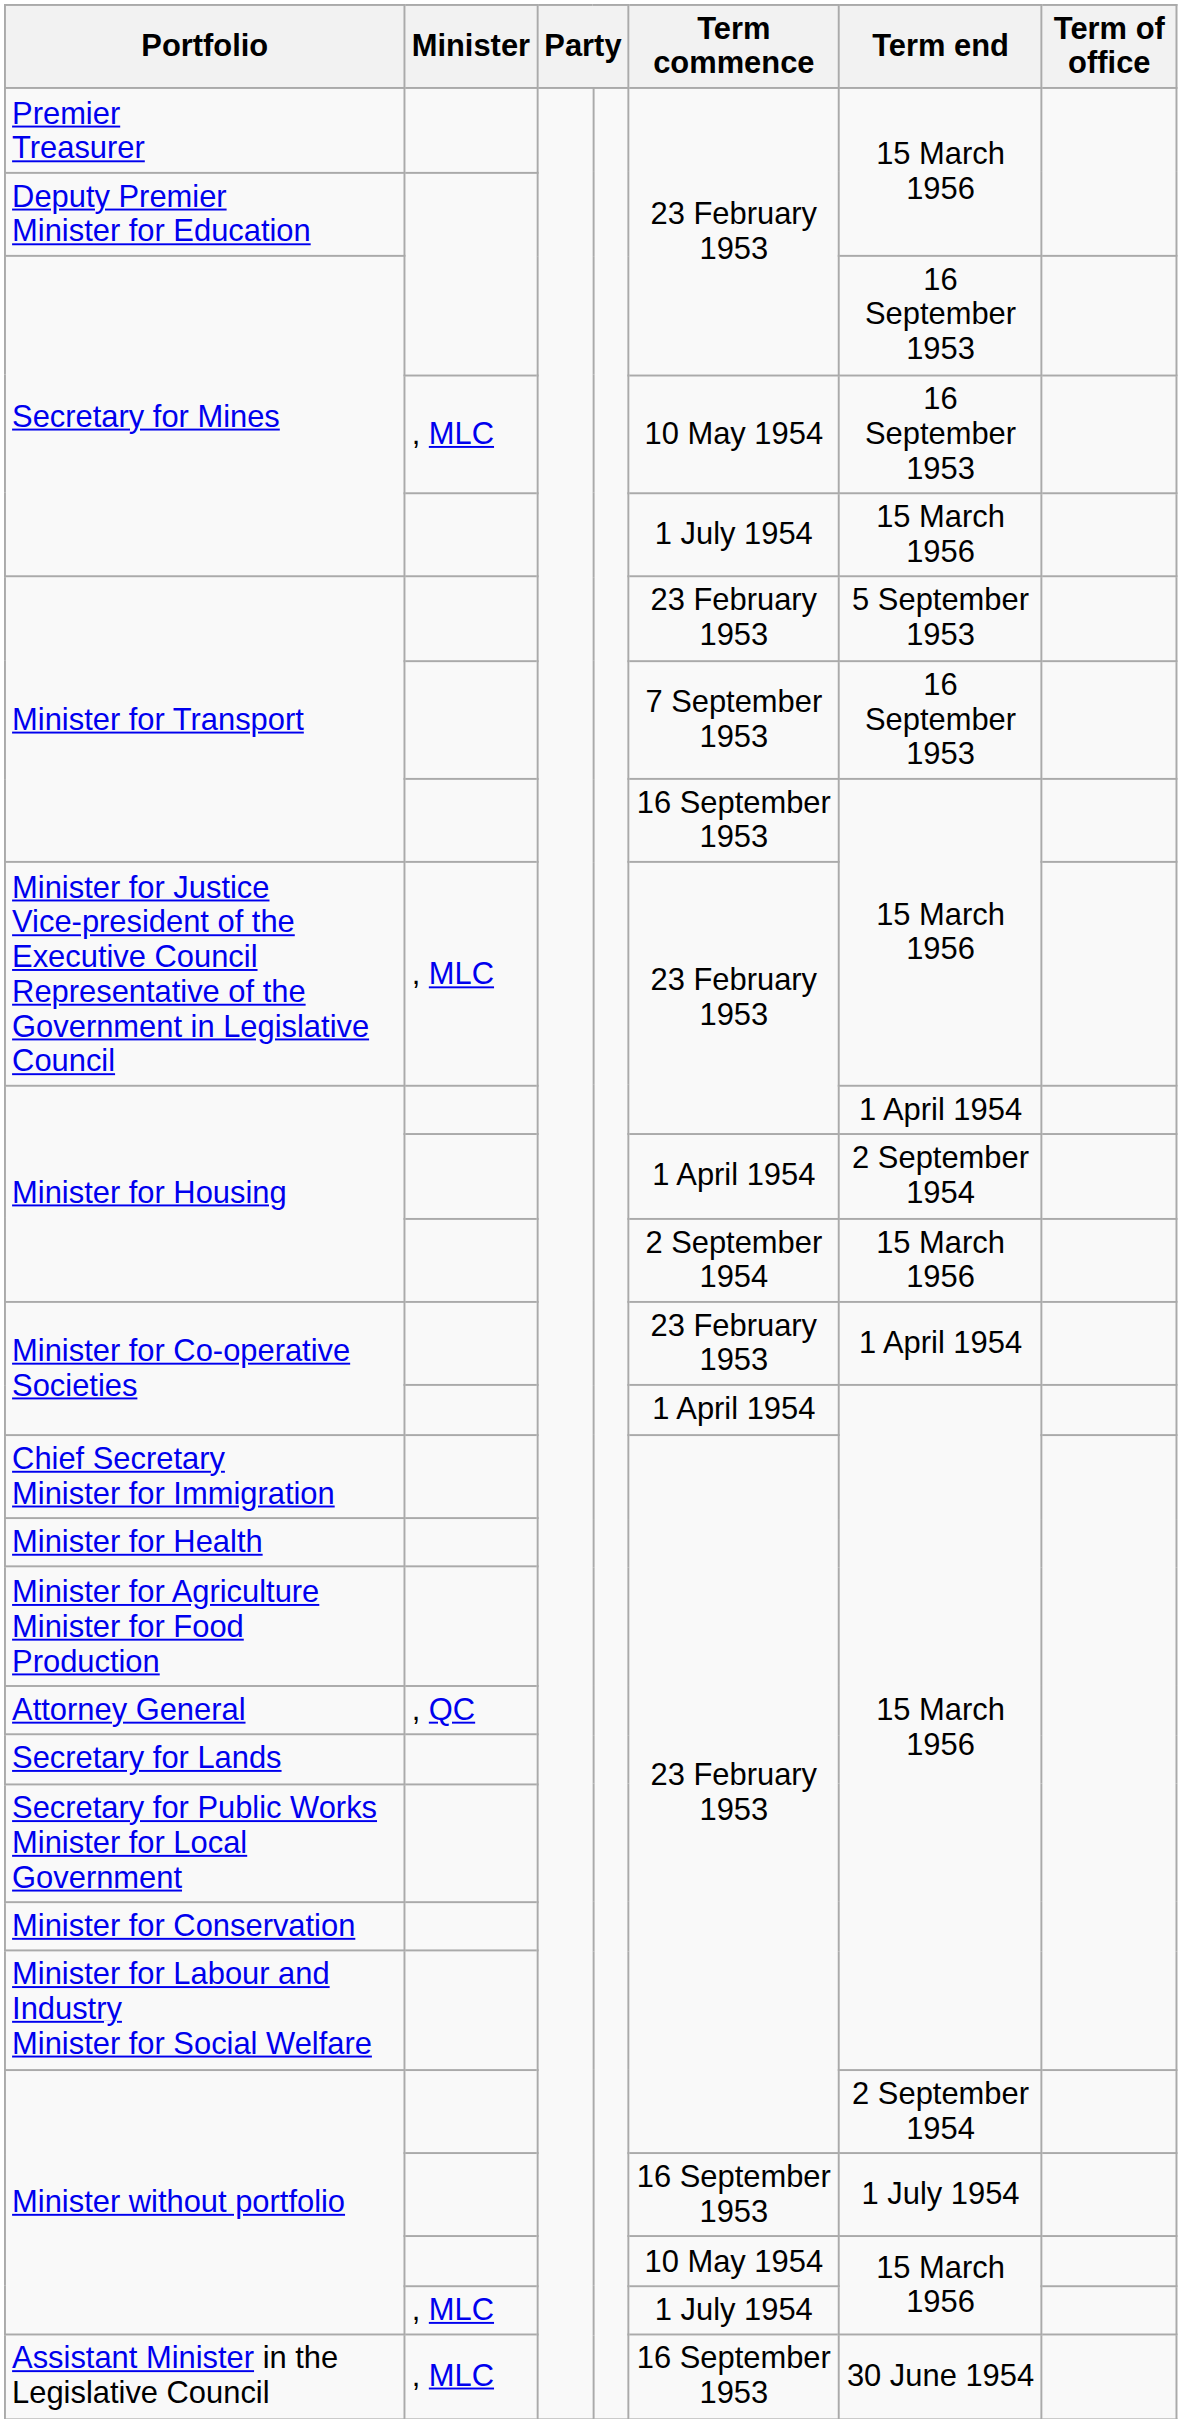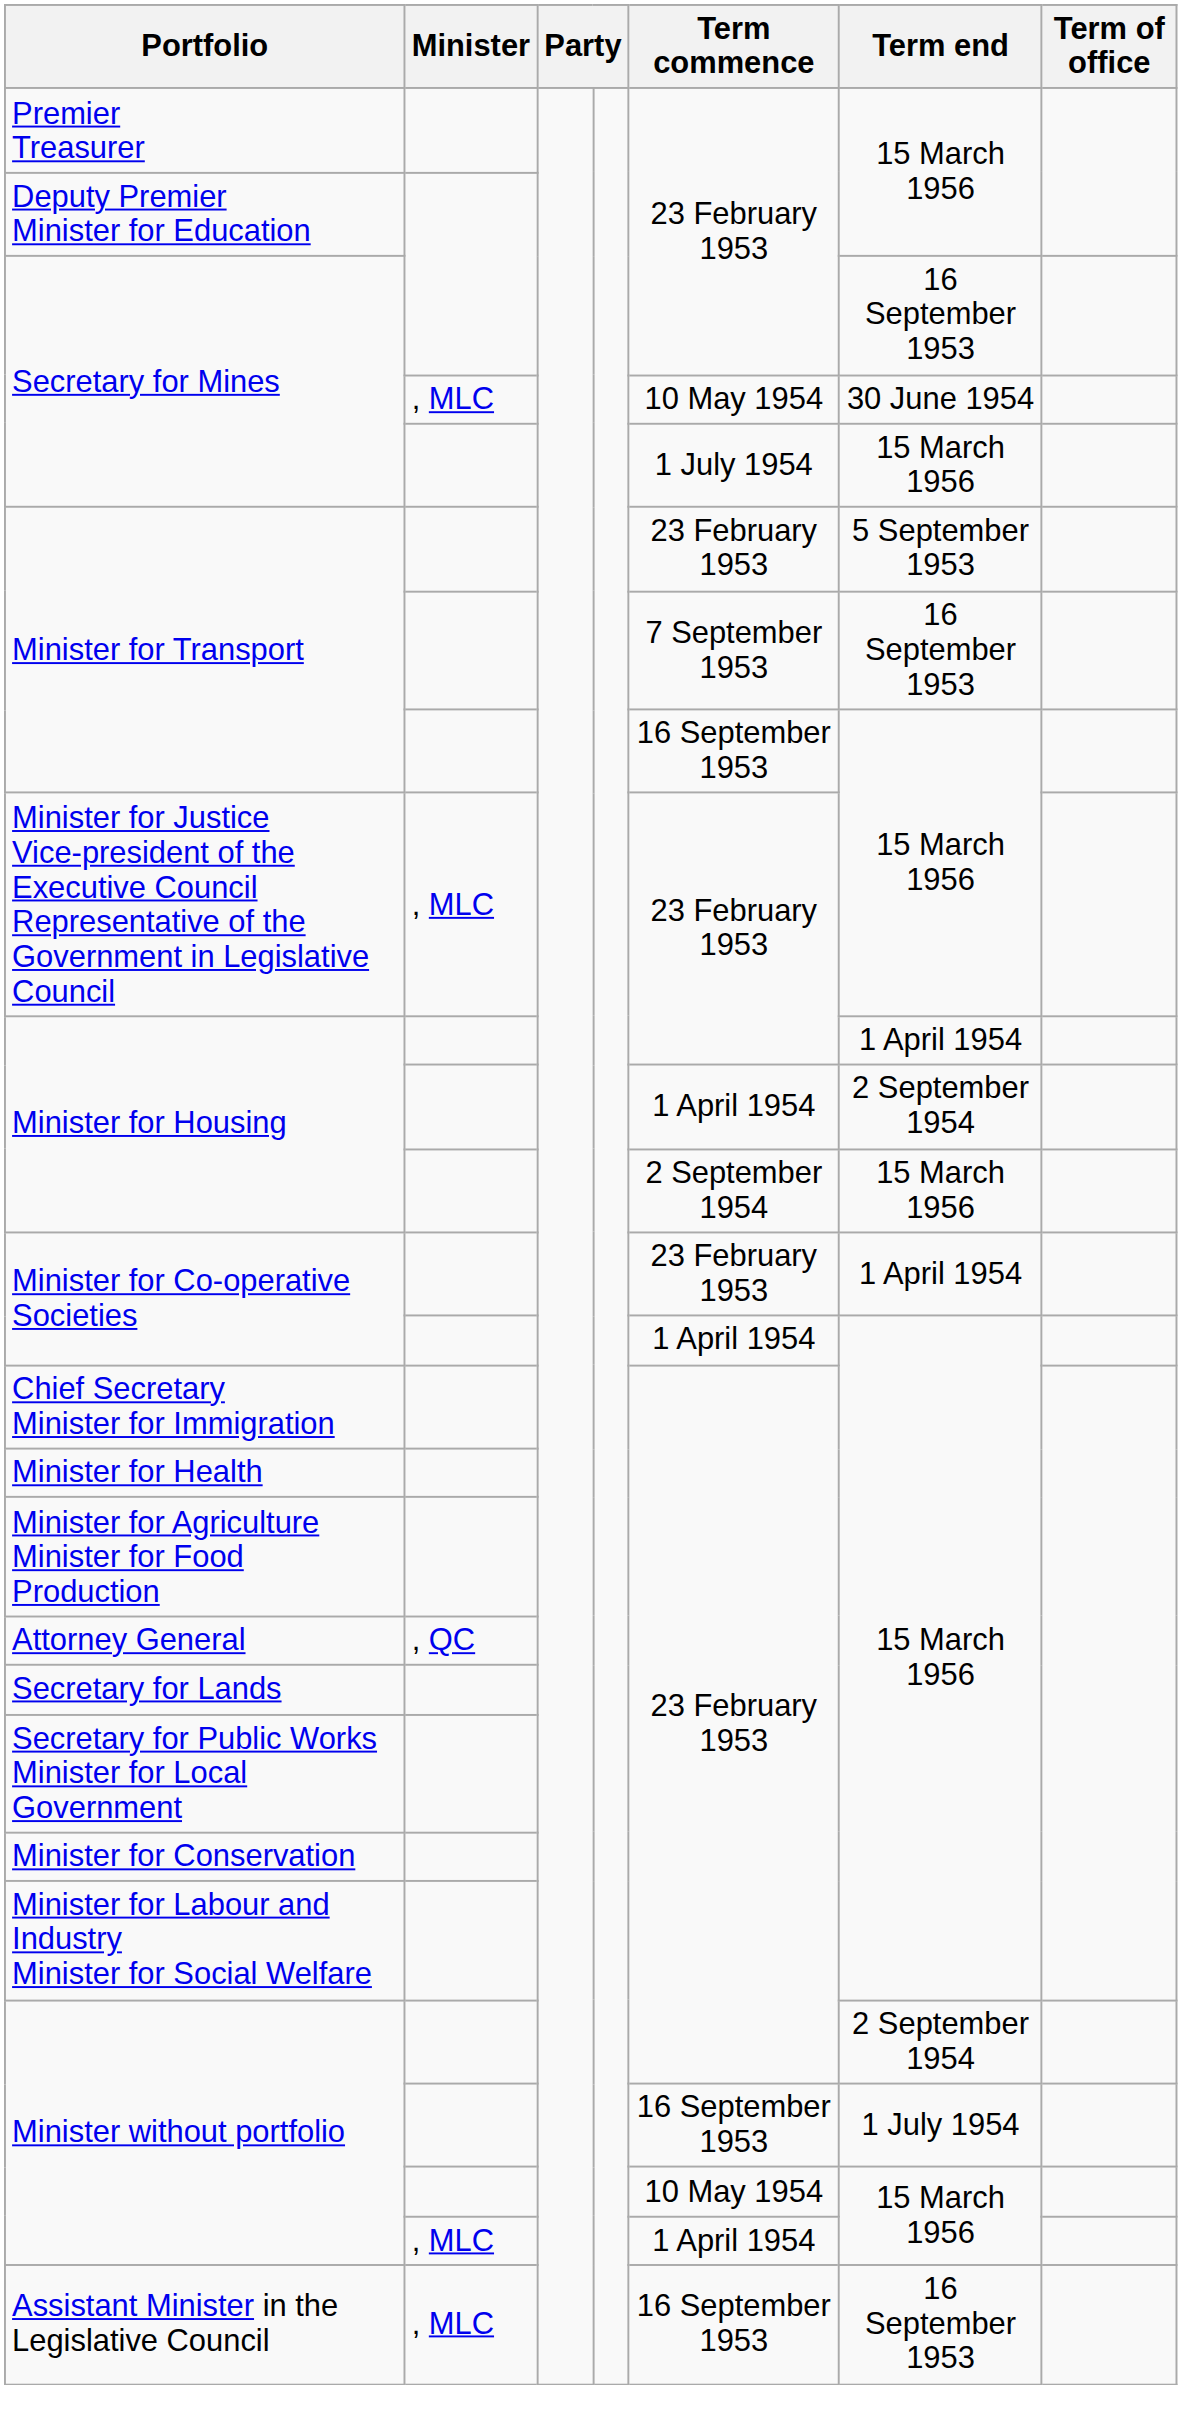(941, 433) 16 September 1953 -> (941, 398) 30 June 1954
(734, 2309) 1 July 1954 -> (734, 2240) 1 April 1954
(941, 2376) 30 June 1954 -> (941, 2323) 16 September 1953
